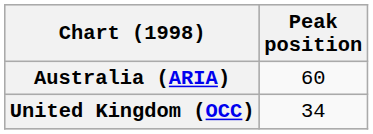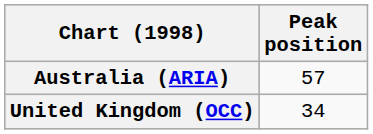(313, 78) 60 -> (313, 78) 57
